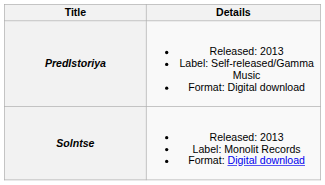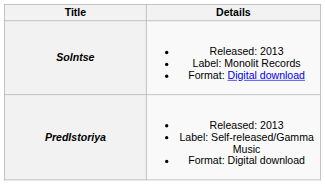rows swapped: (75, 143) <-> (75, 63)
